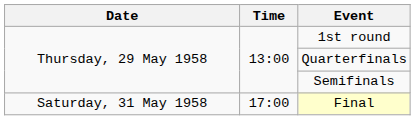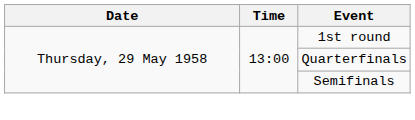- row: (354, 104)
